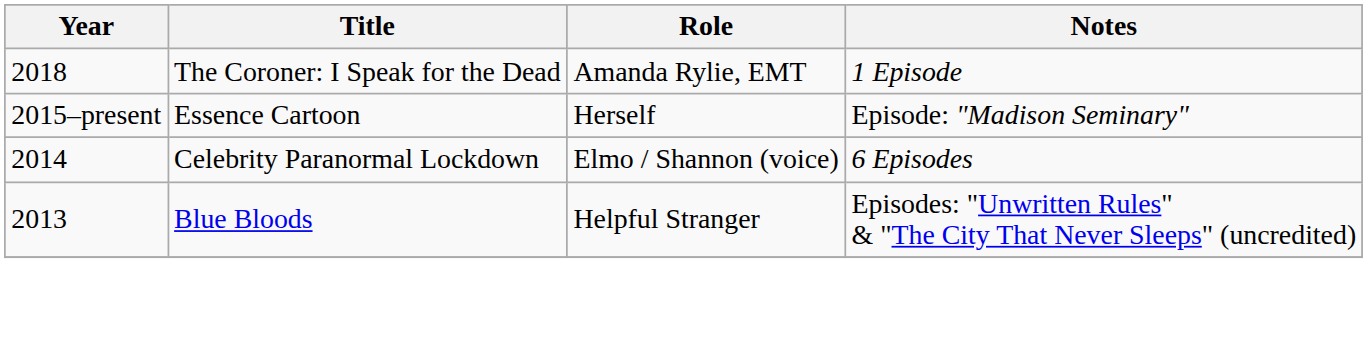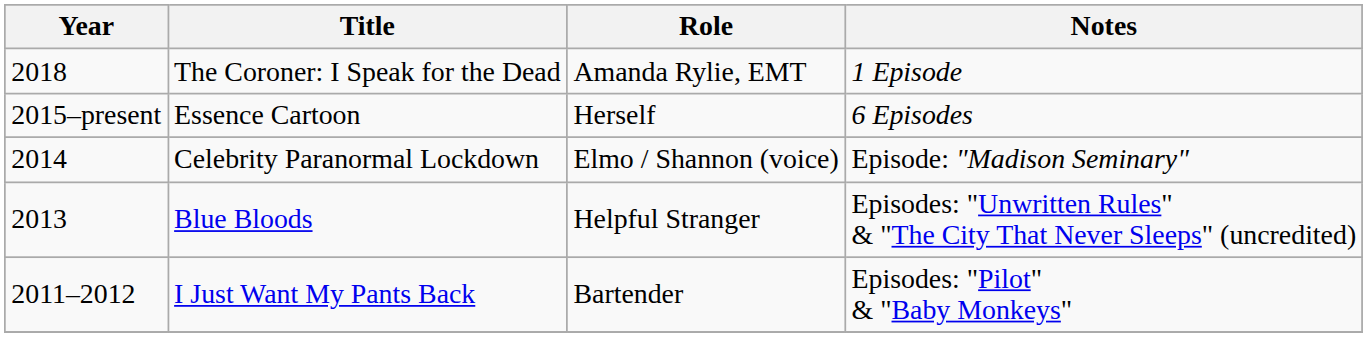(1020, 114) Episode: "Madison Seminary" -> (912, 114) 6 Episodes
(912, 159) 6 Episodes -> (1020, 159) Episode: "Madison Seminary"
+ row: (325, 294)
